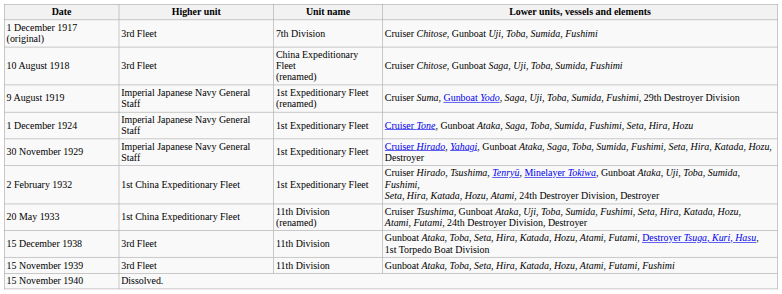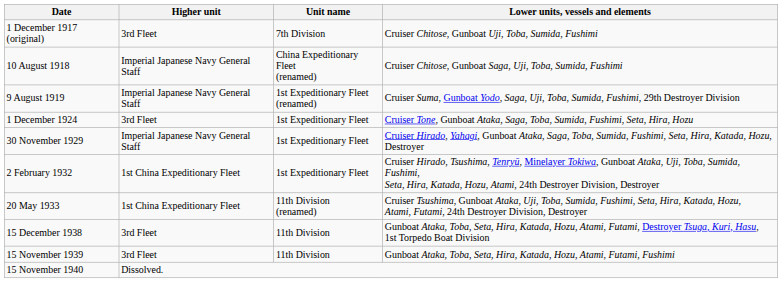(139, 66) 3rd Fleet -> (186, 66) Imperial Japanese Navy General Staff
(186, 125) Imperial Japanese Navy General Staff -> (139, 119) 3rd Fleet
